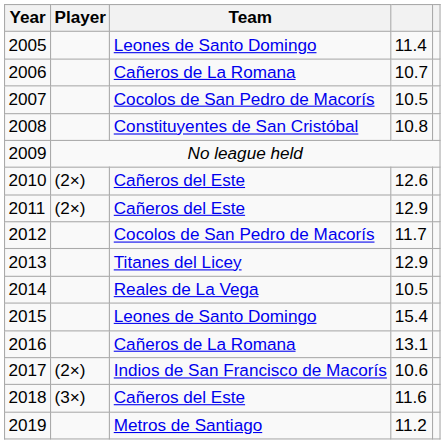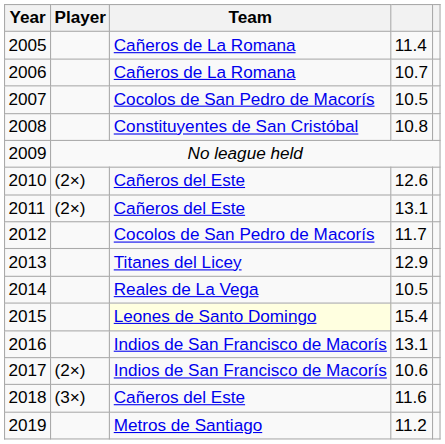(215, 45) Leones de Santo Domingo -> (205, 45) Cañeros de La Romana
(411, 208) 12.9 -> (411, 208) 13.1
(215, 316) no background -> (215, 316) lightyellow background
(205, 343) Cañeros de La Romana -> (250, 343) Indios de San Francisco de Macorís
